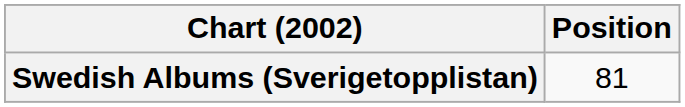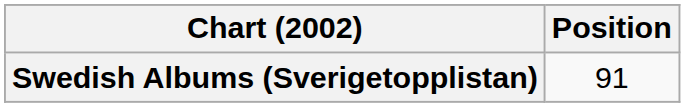(612, 76) 81 -> (612, 76) 91
